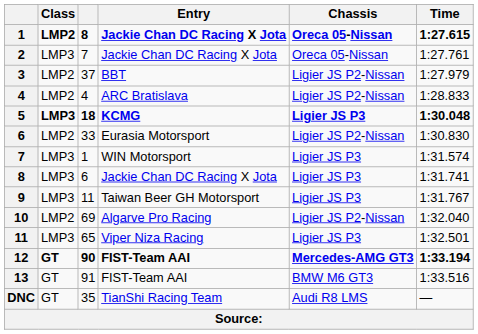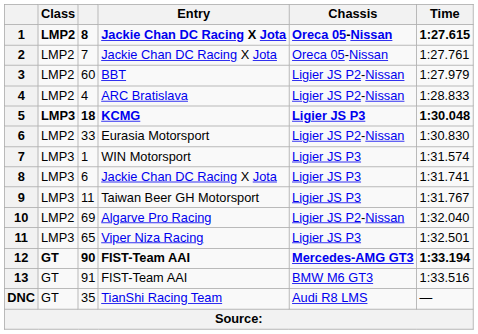(58, 55) LMP3 -> (58, 55) LMP2
(88, 75) 37 -> (88, 75) 60
